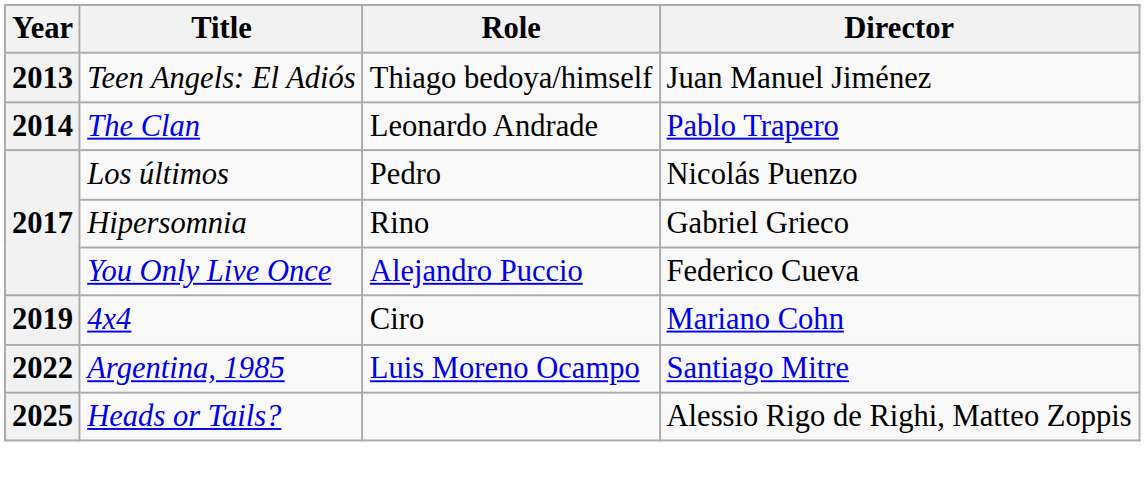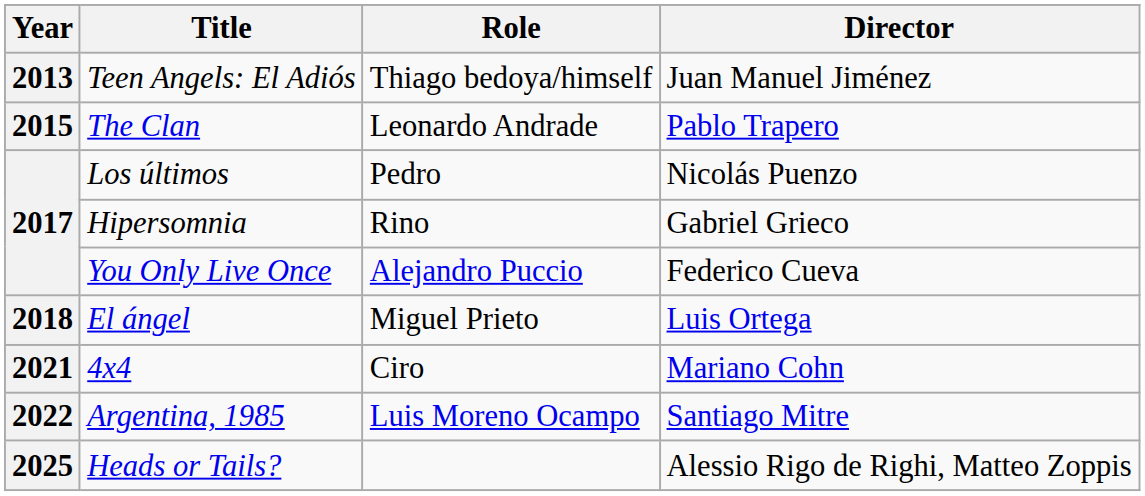(43, 125) 2014 -> (43, 125) 2015
+ row: (139, 319)
(43, 319) 2019 -> (43, 367) 2021
